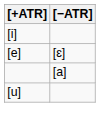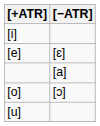+ row: (14, 92)
